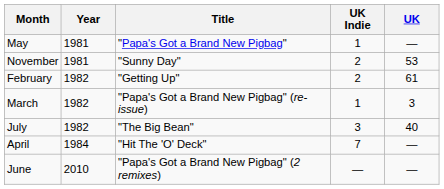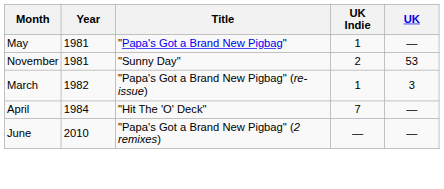- row: (29, 79)
- row: (17, 127)
